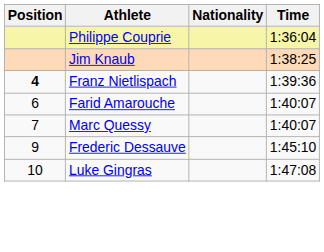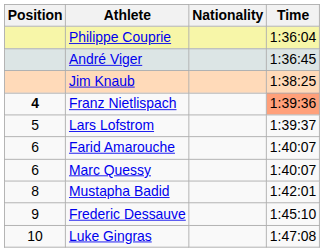+ row: (106, 59)
(293, 81) no background -> (293, 103) lightsalmon background
+ row: (112, 125)
(35, 125) 7 -> (35, 170) 6
+ row: (119, 192)
